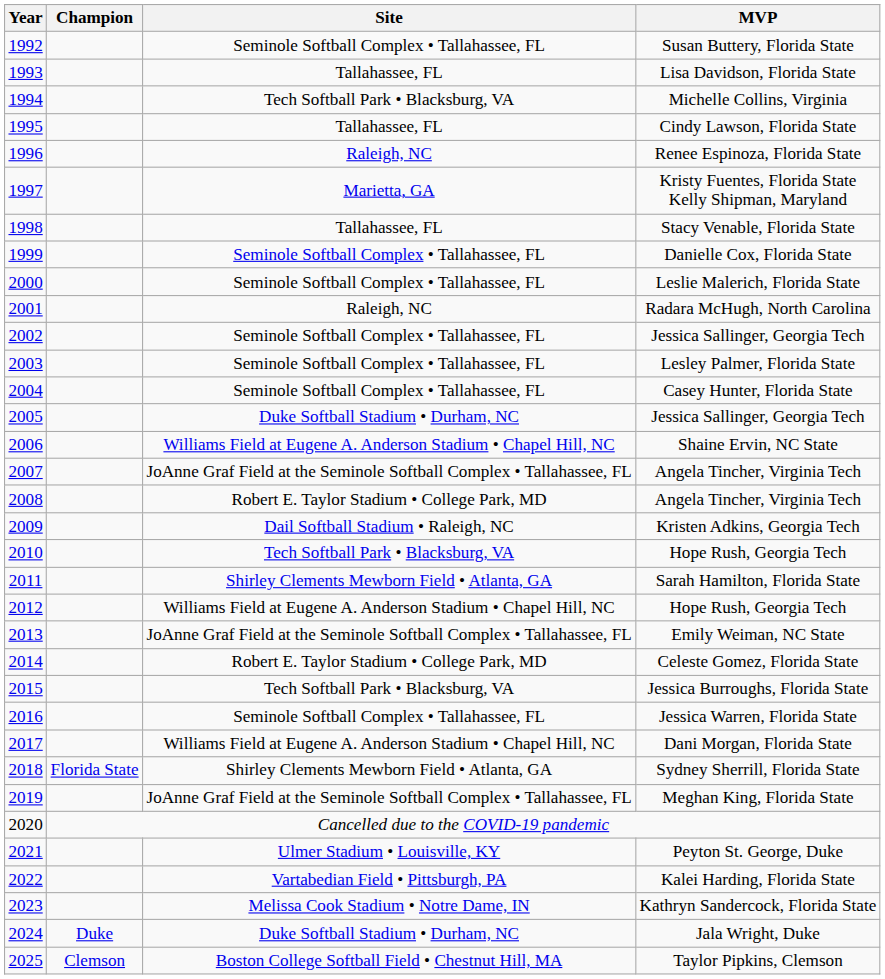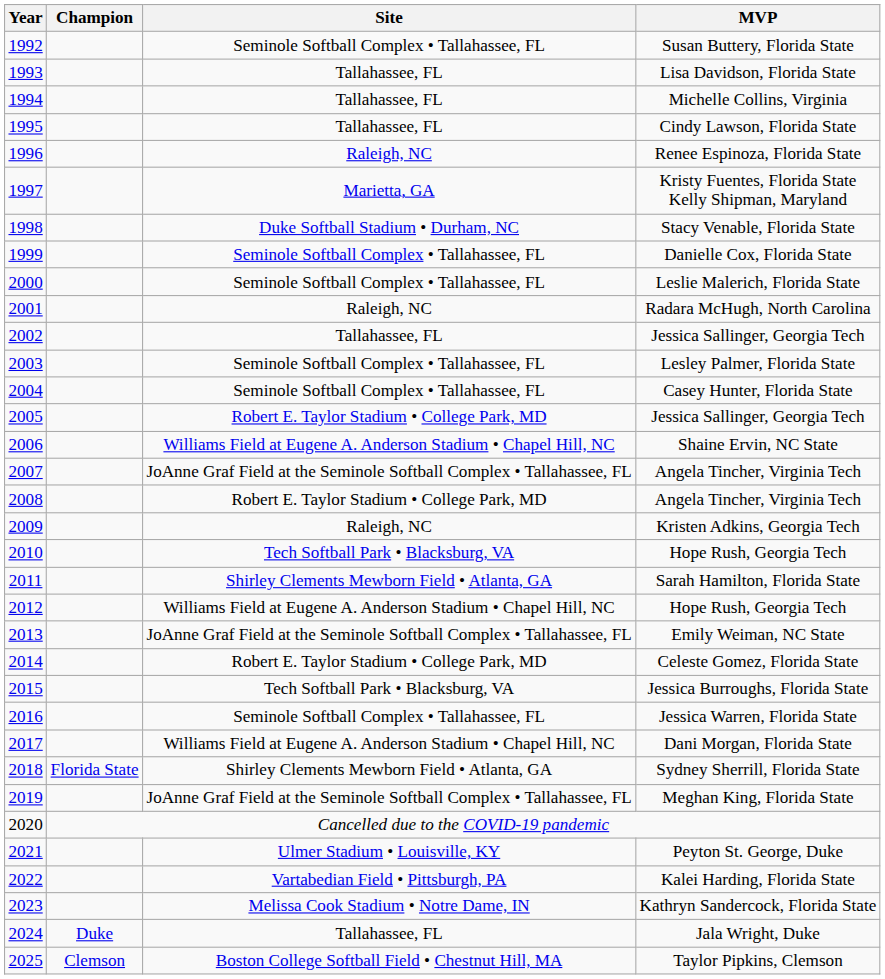(389, 99) Tech Softball Park • Blacksburg, VA -> (389, 99) Tallahassee, FL
(389, 227) Tallahassee, FL -> (389, 227) Duke Softball Stadium • Durham, NC
(389, 335) Seminole Softball Complex • Tallahassee, FL -> (389, 335) Tallahassee, FL
(389, 417) Duke Softball Stadium • Durham, NC -> (389, 417) Robert E. Taylor Stadium • College Park, MD
(389, 526) Dail Softball Stadium • Raleigh, NC -> (389, 526) Raleigh, NC
(389, 933) Duke Softball Stadium • Durham, NC -> (389, 933) Tallahassee, FL
